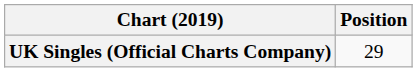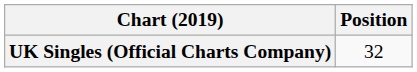(374, 50) 29 -> (374, 50) 32
